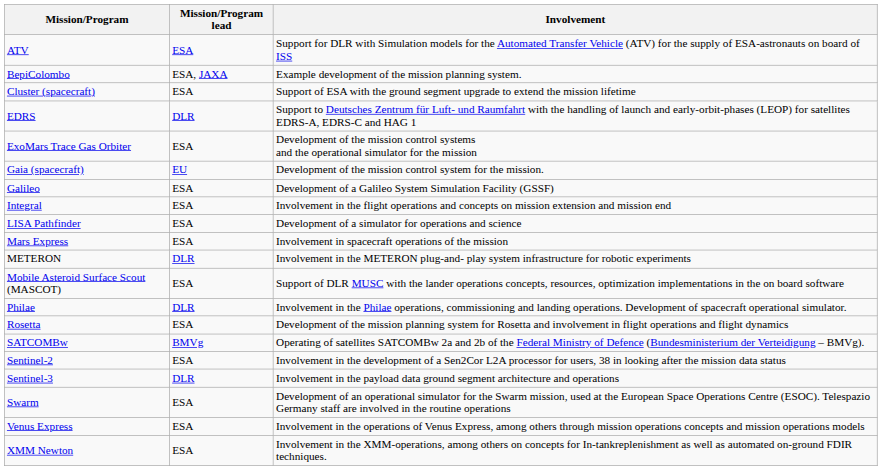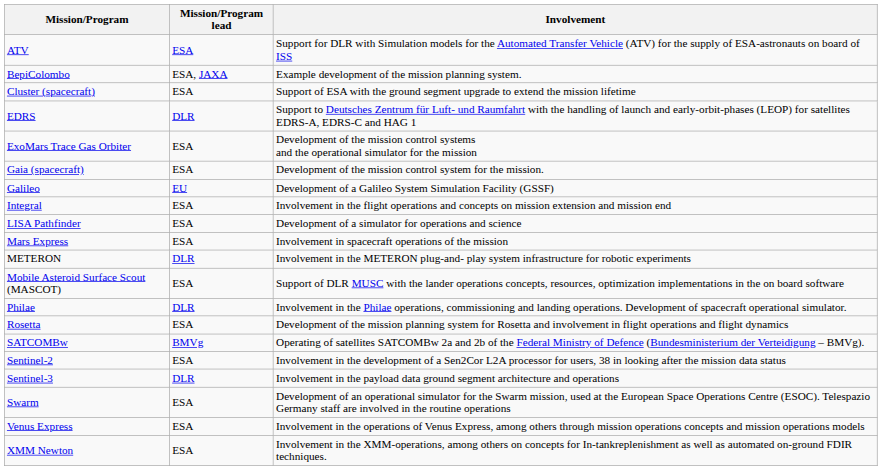(180, 170) EU -> (183, 170) ESA
(183, 188) ESA -> (180, 188) EU
